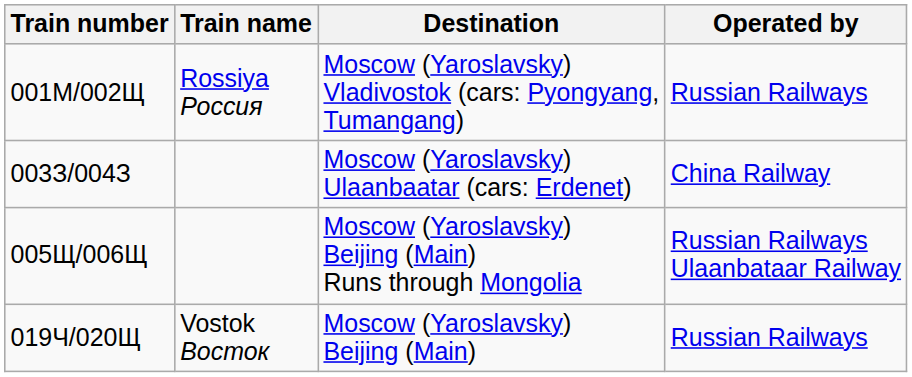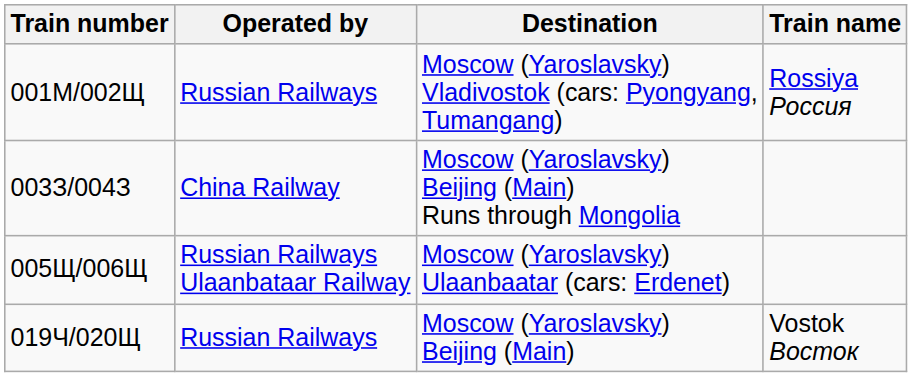columns swapped: (246, 24) <-> (786, 24)
(477, 173) Moscow (Yaroslavsky) Ulaanbaatar (cars: Erdenet) -> (551, 187) Moscow (Yaroslavsky) Beijing (Main) Runs through Mongolia
(453, 255) Moscow (Yaroslavsky) Beijing (Main) Runs through Mongolia -> (576, 269) Moscow (Yaroslavsky) Ulaanbaatar (cars: Erdenet)
